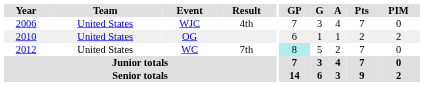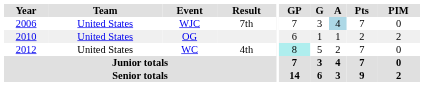(247, 23) 4th -> (247, 23) 7th
(338, 23) no background -> (338, 23) lightblue background
(247, 49) 7th -> (247, 49) 4th
